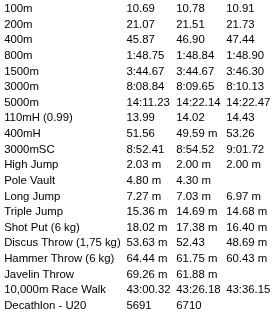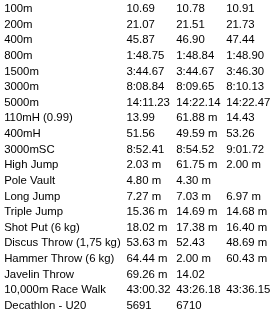(191, 118) 14.02 -> (197, 118) 61.88 m
(194, 164) 2.00 m -> (197, 164) 61.75 m
(197, 258) 61.75 m -> (194, 258) 2.00 m
(197, 274) 61.88 m -> (191, 274) 14.02
